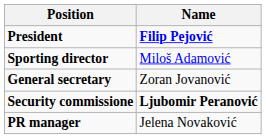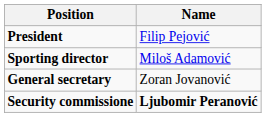(176, 36) bold -> (175, 36) normal
- row: (44, 123)
